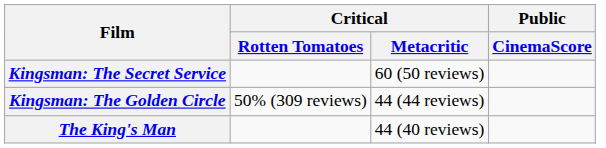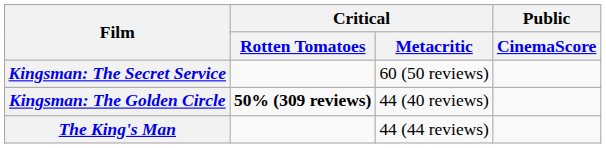(300, 101) normal -> (303, 101) bold
(430, 101) 44 (44 reviews) -> (434, 101) 44 (40 reviews)
(430, 128) 44 (40 reviews) -> (434, 128) 44 (44 reviews)
